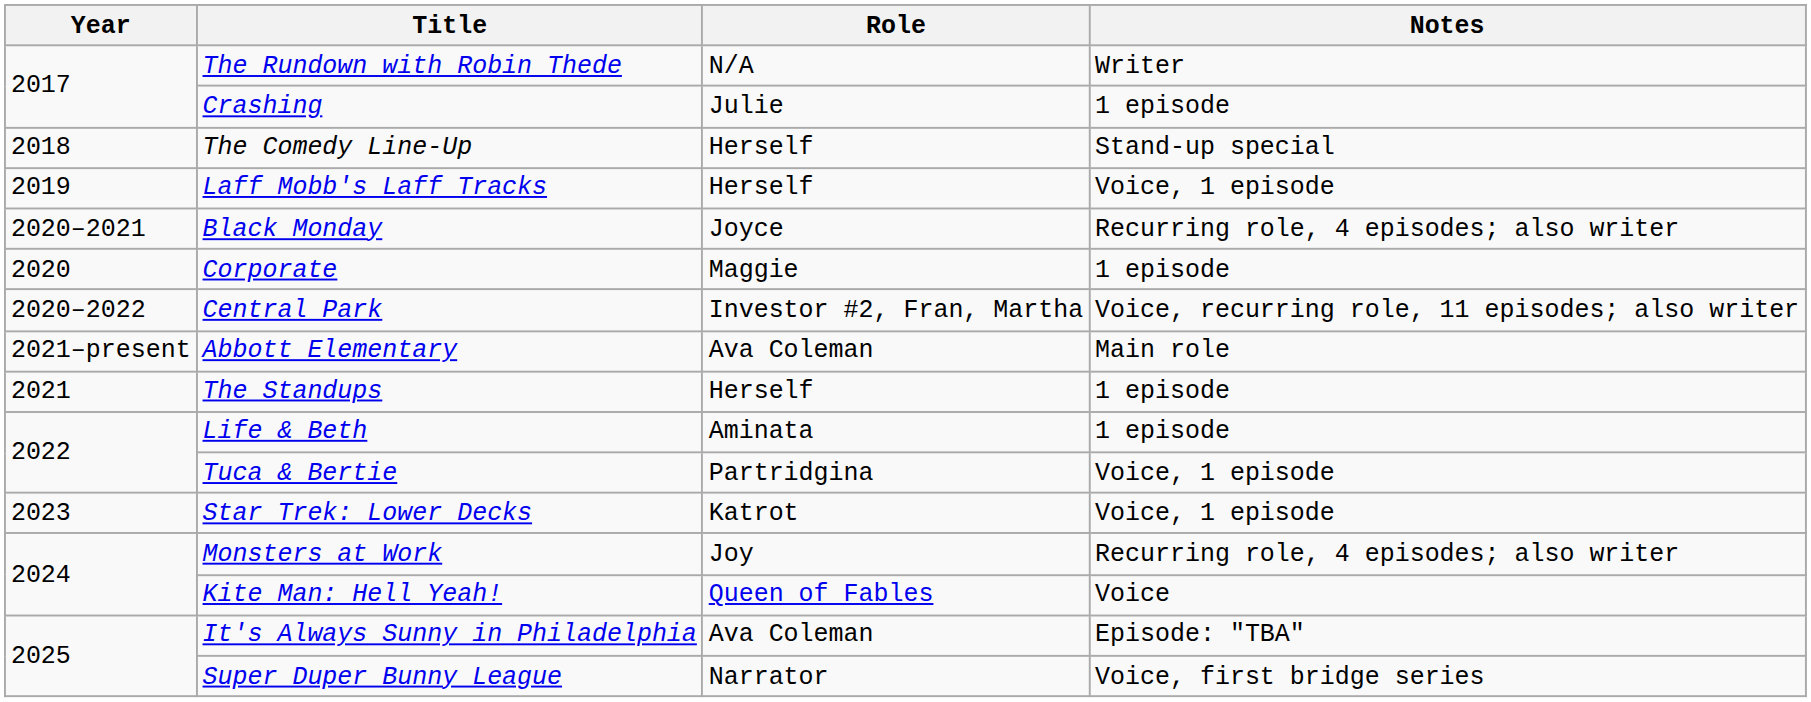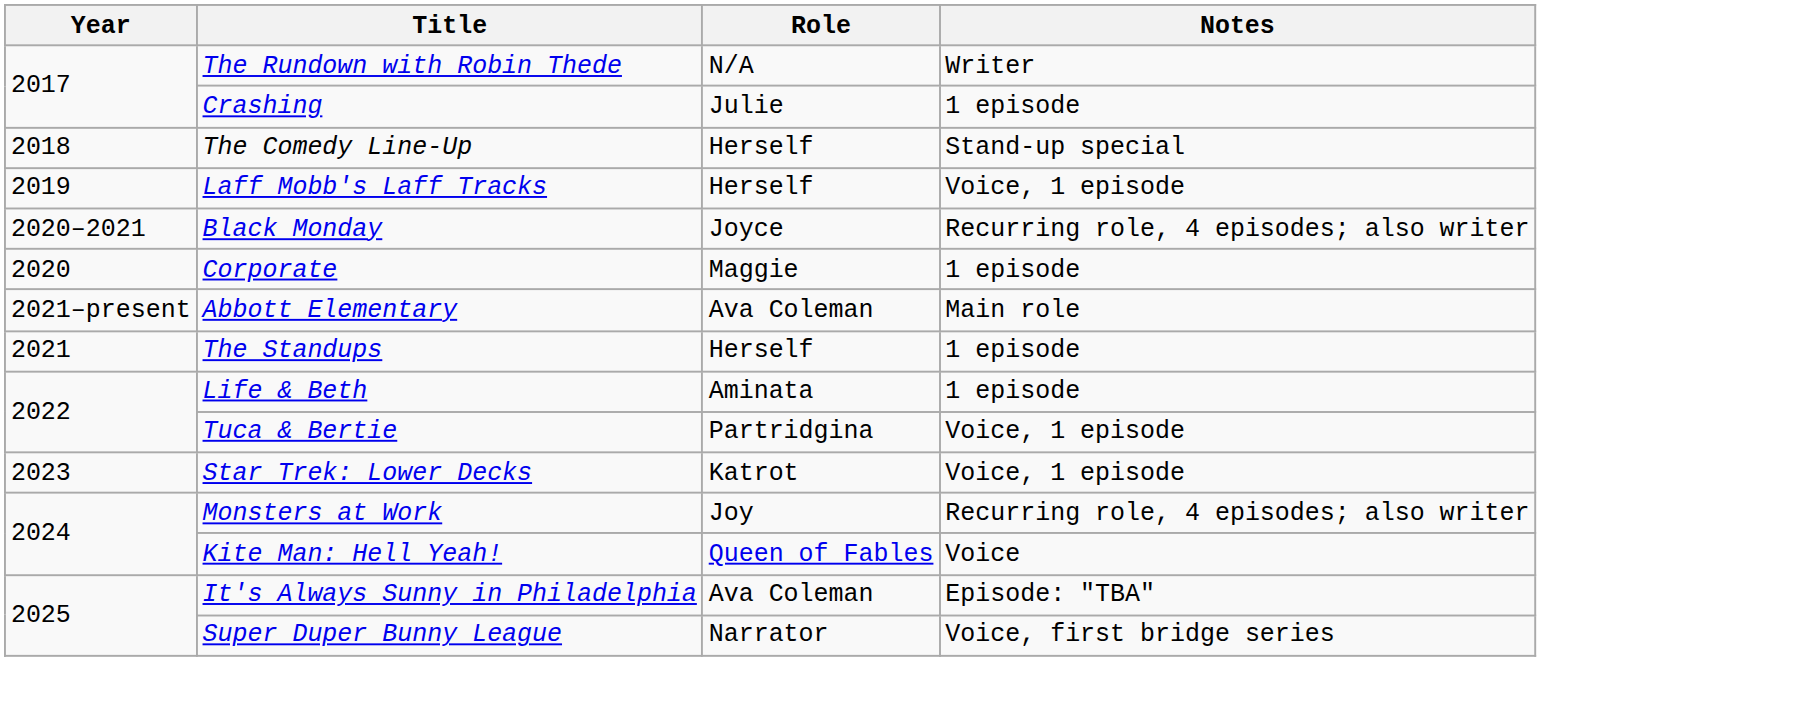- row: (292, 310)
